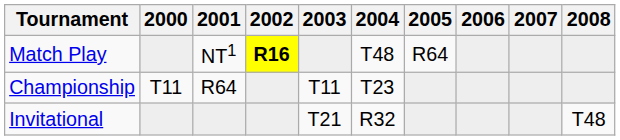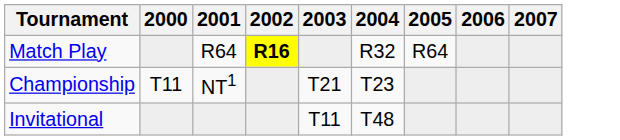- column: (589, 20)
(219, 53) NT1 -> (219, 51) R64
(377, 53) T48 -> (377, 51) R32
(219, 87) R64 -> (219, 85) NT1
(324, 87) T11 -> (324, 85) T21
(324, 119) T21 -> (324, 119) T11
(377, 119) R32 -> (377, 119) T48
